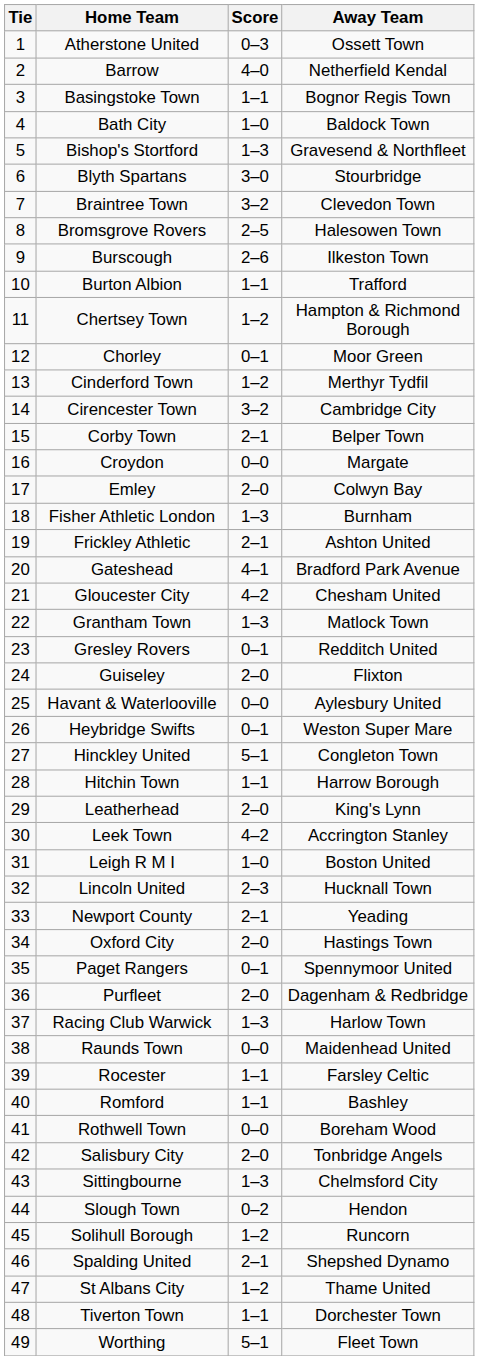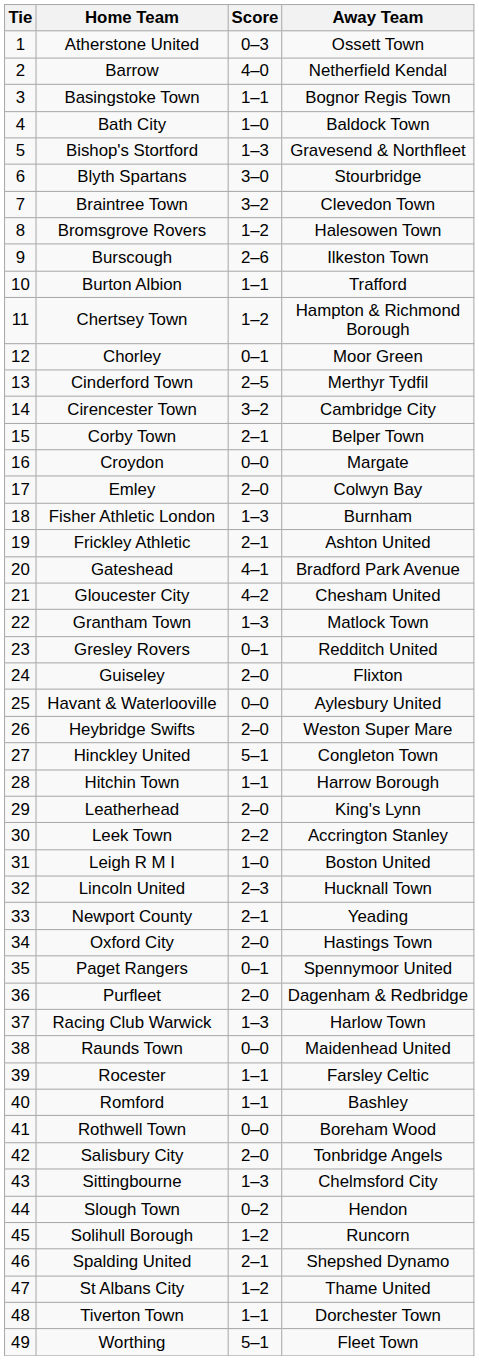(255, 230) 2–5 -> (255, 230) 1–2
(255, 383) 1–2 -> (255, 383) 2–5
(255, 729) 0–1 -> (255, 729) 2–0
(255, 836) 4–2 -> (255, 836) 2–2
